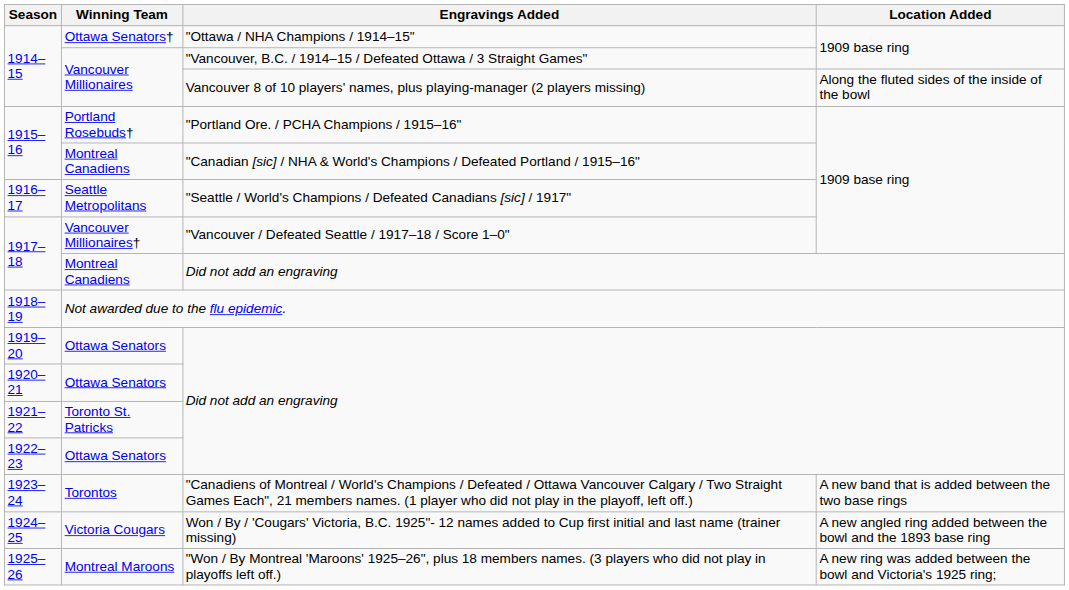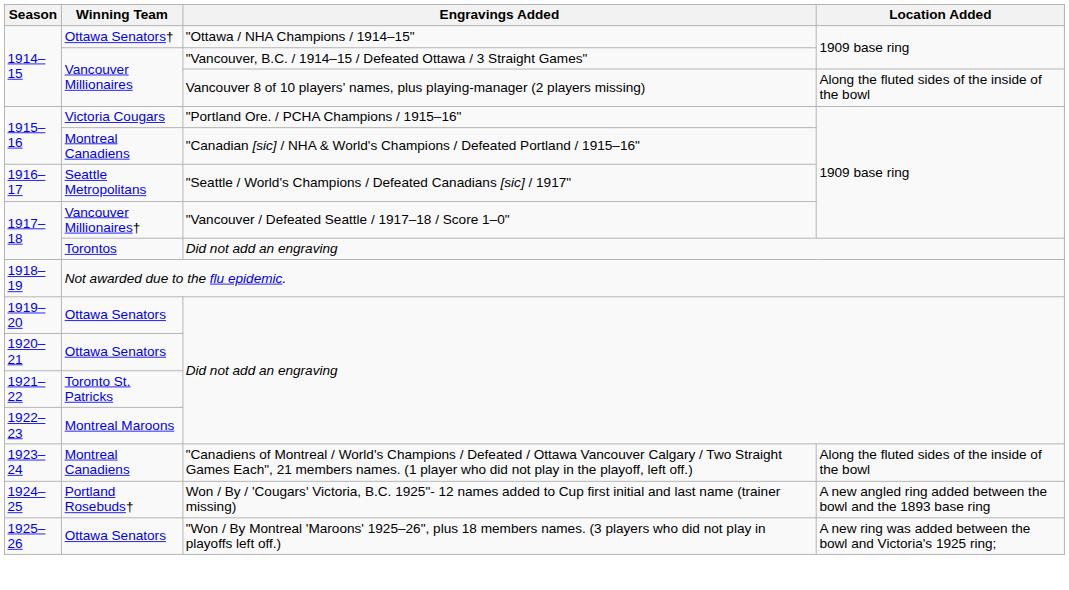(99, 124) Portland Rosebuds† -> (115, 116) Victoria Cougars
(97, 271) Montreal Canadiens -> (91, 249) Torontos
(115, 456) Ottawa Senators -> (119, 425) Montreal Maroons
(91, 493) Torontos -> (97, 462) Montreal Canadiens
(935, 493) A new band that is added between the two base rings -> (931, 462) Along the fluted sides of the inside of the bowl
(115, 530) Victoria Cougars -> (99, 499) Portland Rosebuds†
(119, 566) Montreal Maroons -> (115, 536) Ottawa Senators
